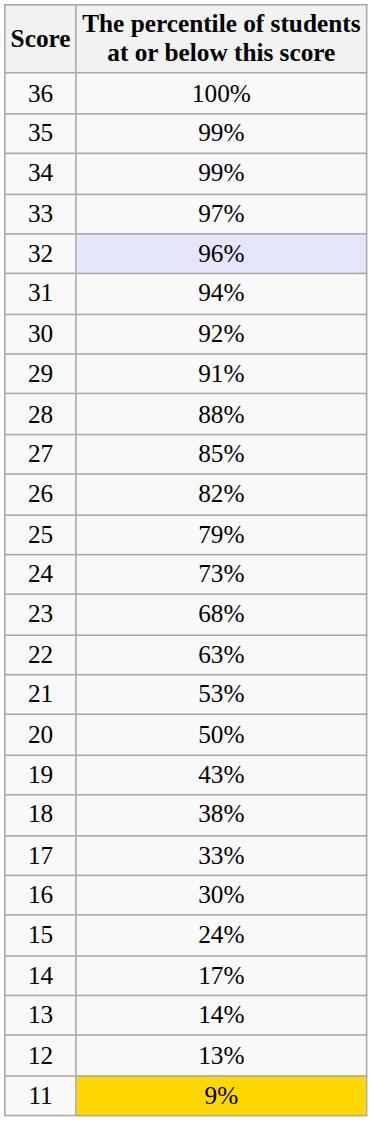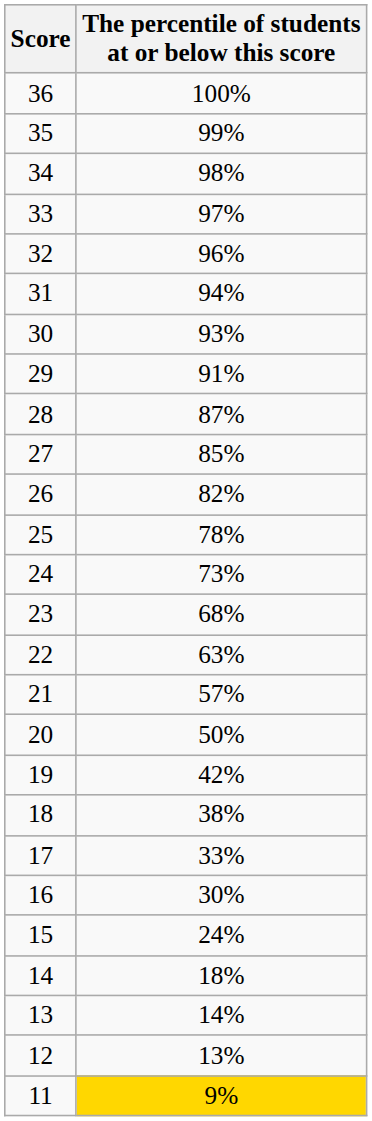(221, 173) 99% -> (221, 173) 98%
(221, 253) lavender background -> (221, 253) no background
(221, 333) 92% -> (221, 333) 93%
(221, 413) 88% -> (221, 413) 87%
(221, 534) 79% -> (221, 534) 78%
(221, 694) 53% -> (221, 694) 57%
(221, 774) 43% -> (221, 774) 42%
(221, 975) 17% -> (221, 975) 18%
